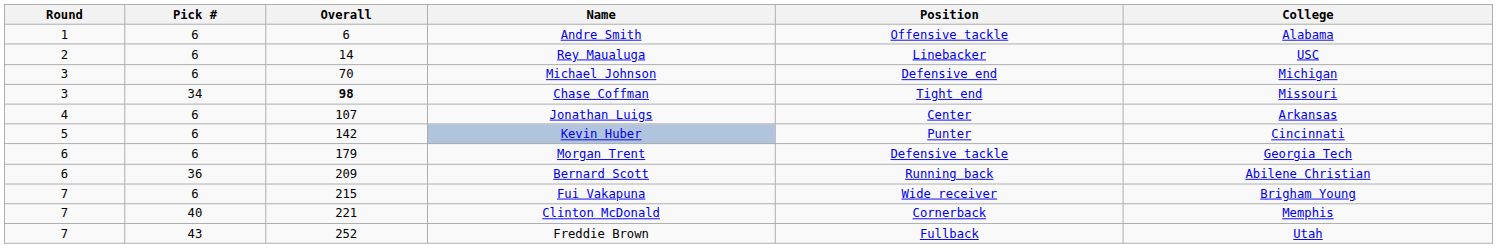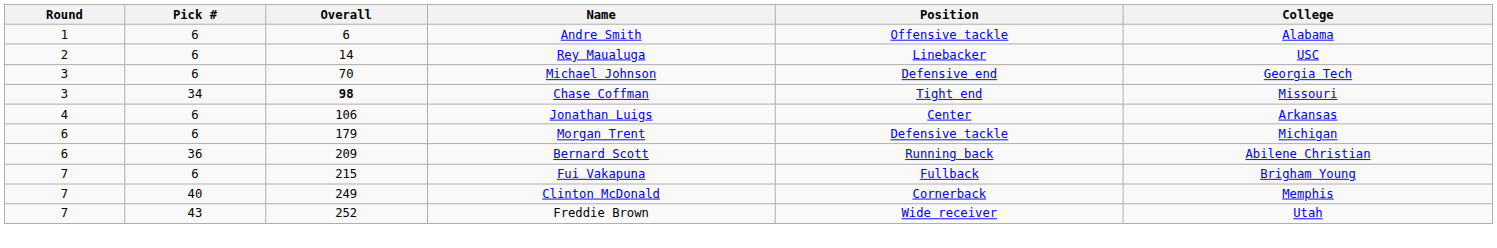(1308, 74) Michigan -> (1308, 74) Georgia Tech
(346, 114) 107 -> (346, 114) 106
- row: (601, 134)
(1308, 154) Georgia Tech -> (1308, 134) Michigan
(949, 194) Wide receiver -> (949, 174) Fullback
(346, 214) 221 -> (346, 194) 249
(949, 234) Fullback -> (949, 214) Wide receiver
